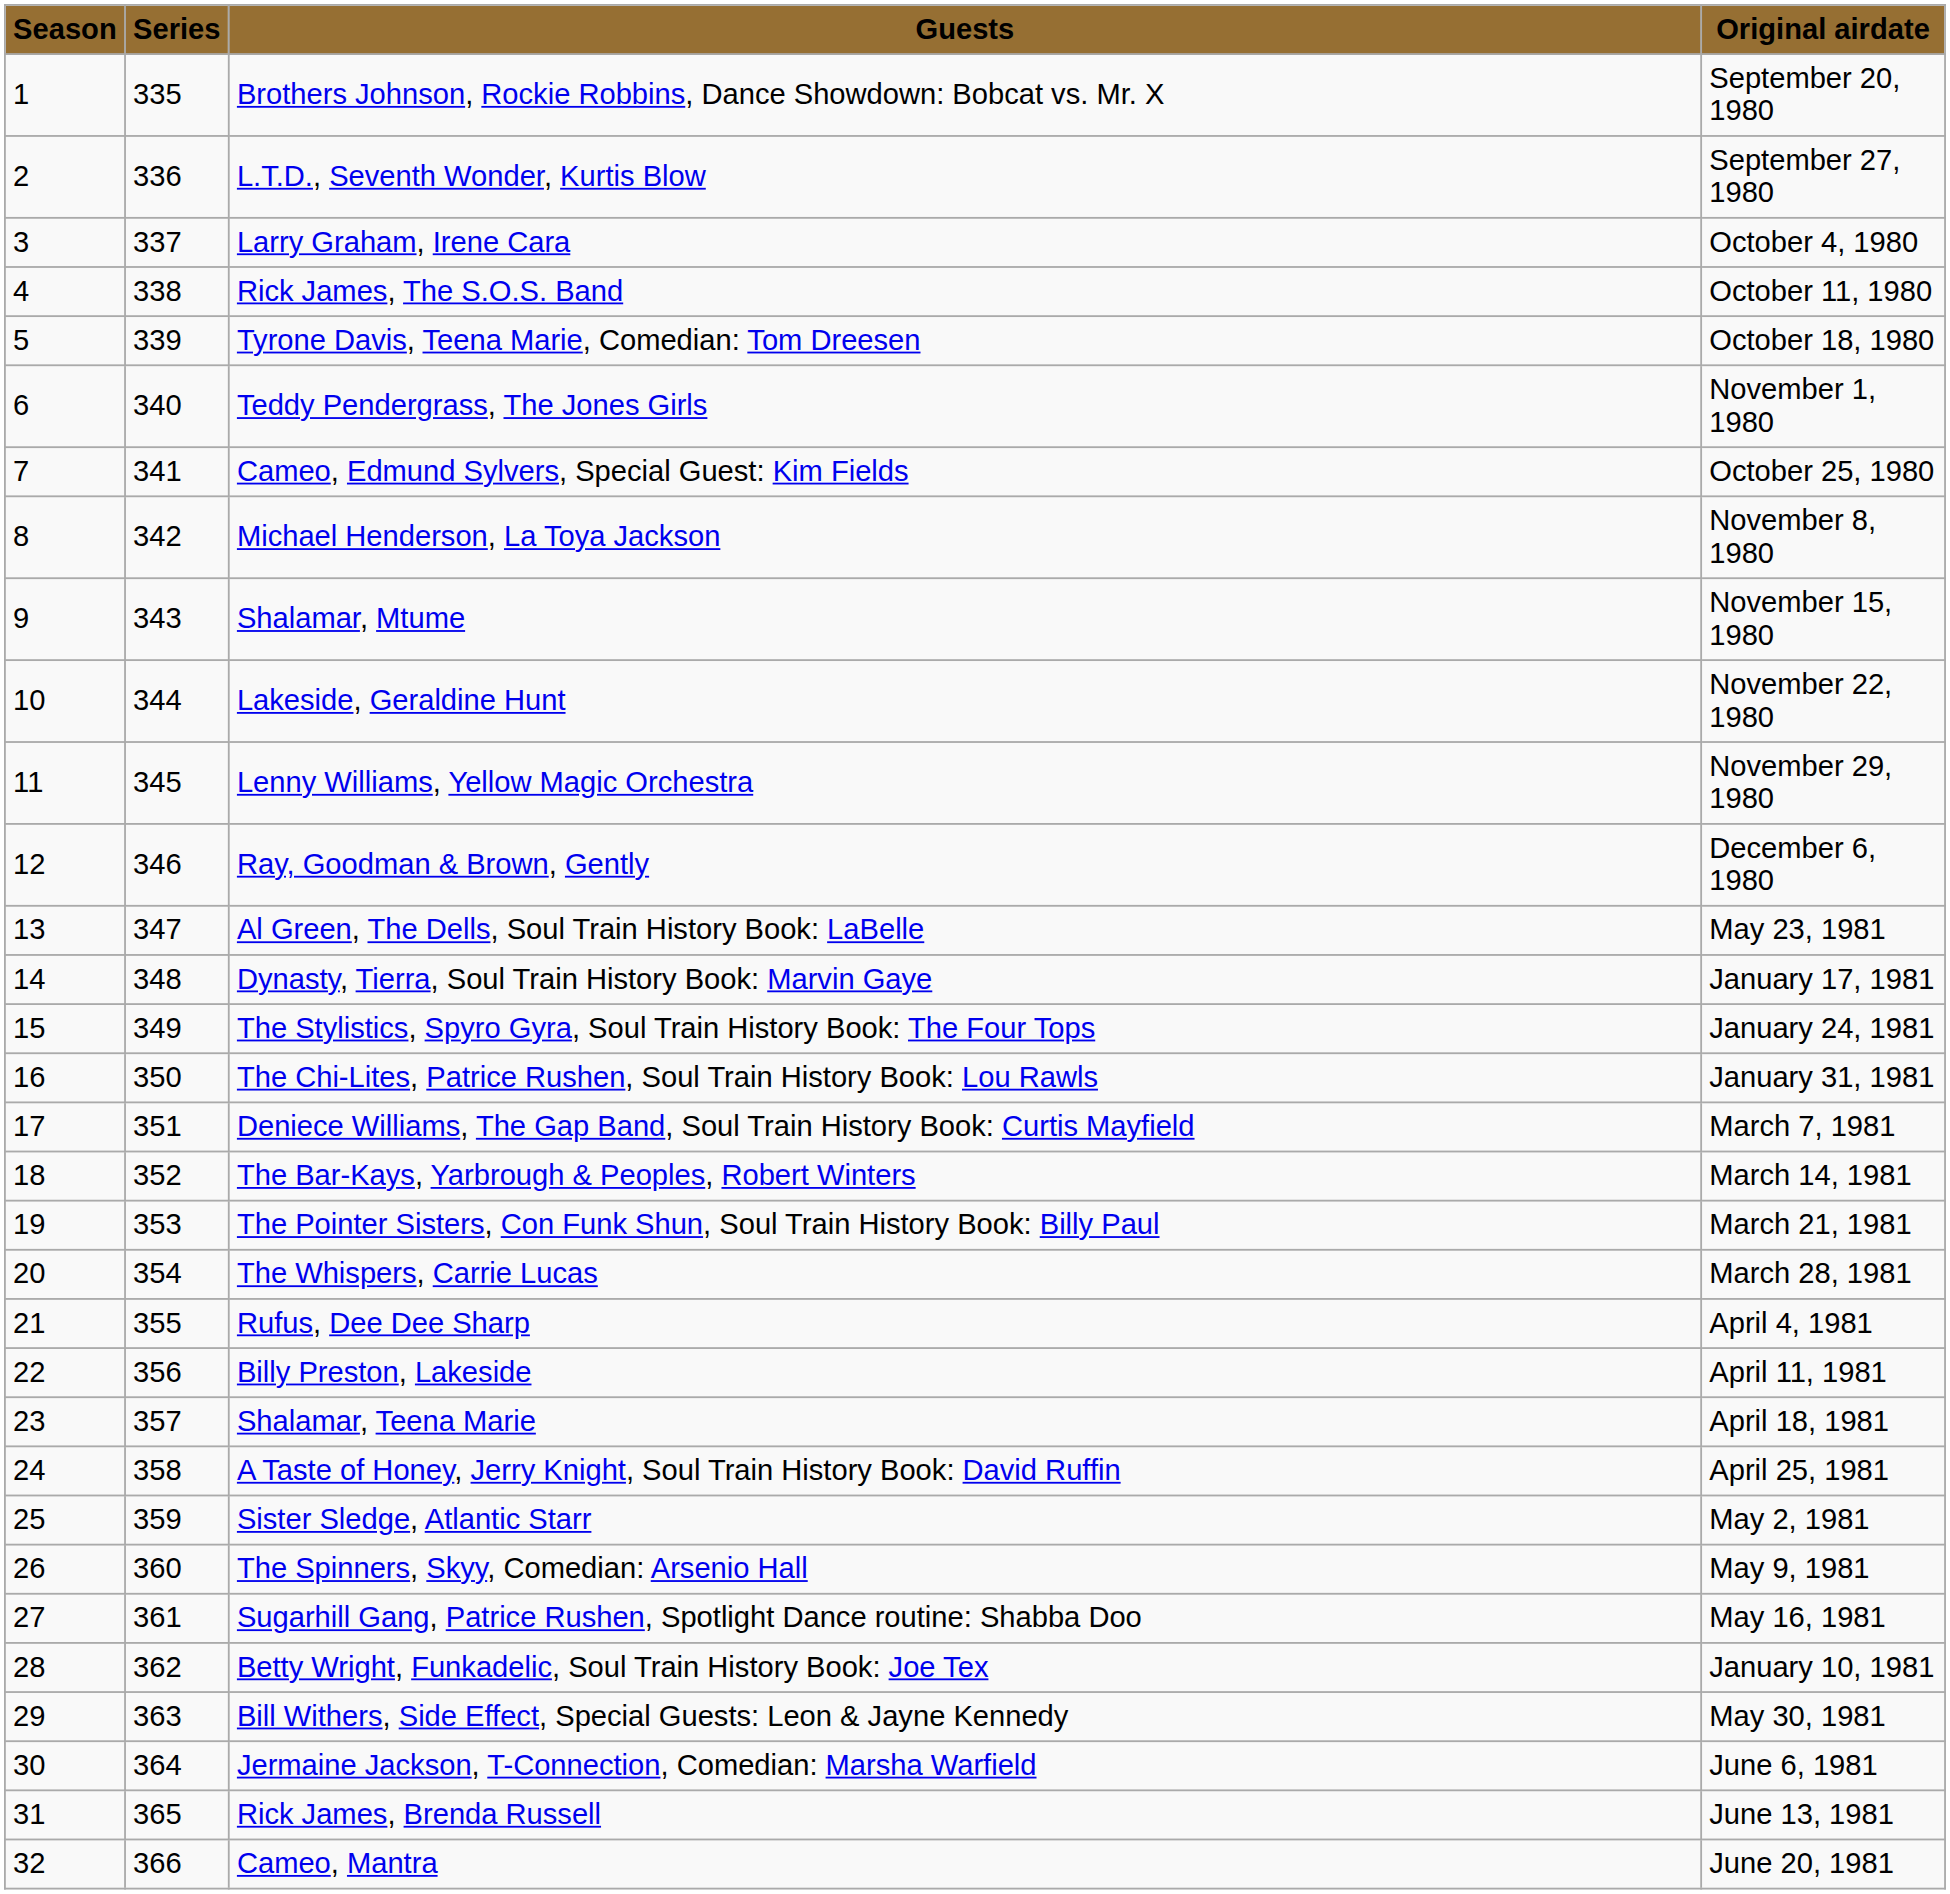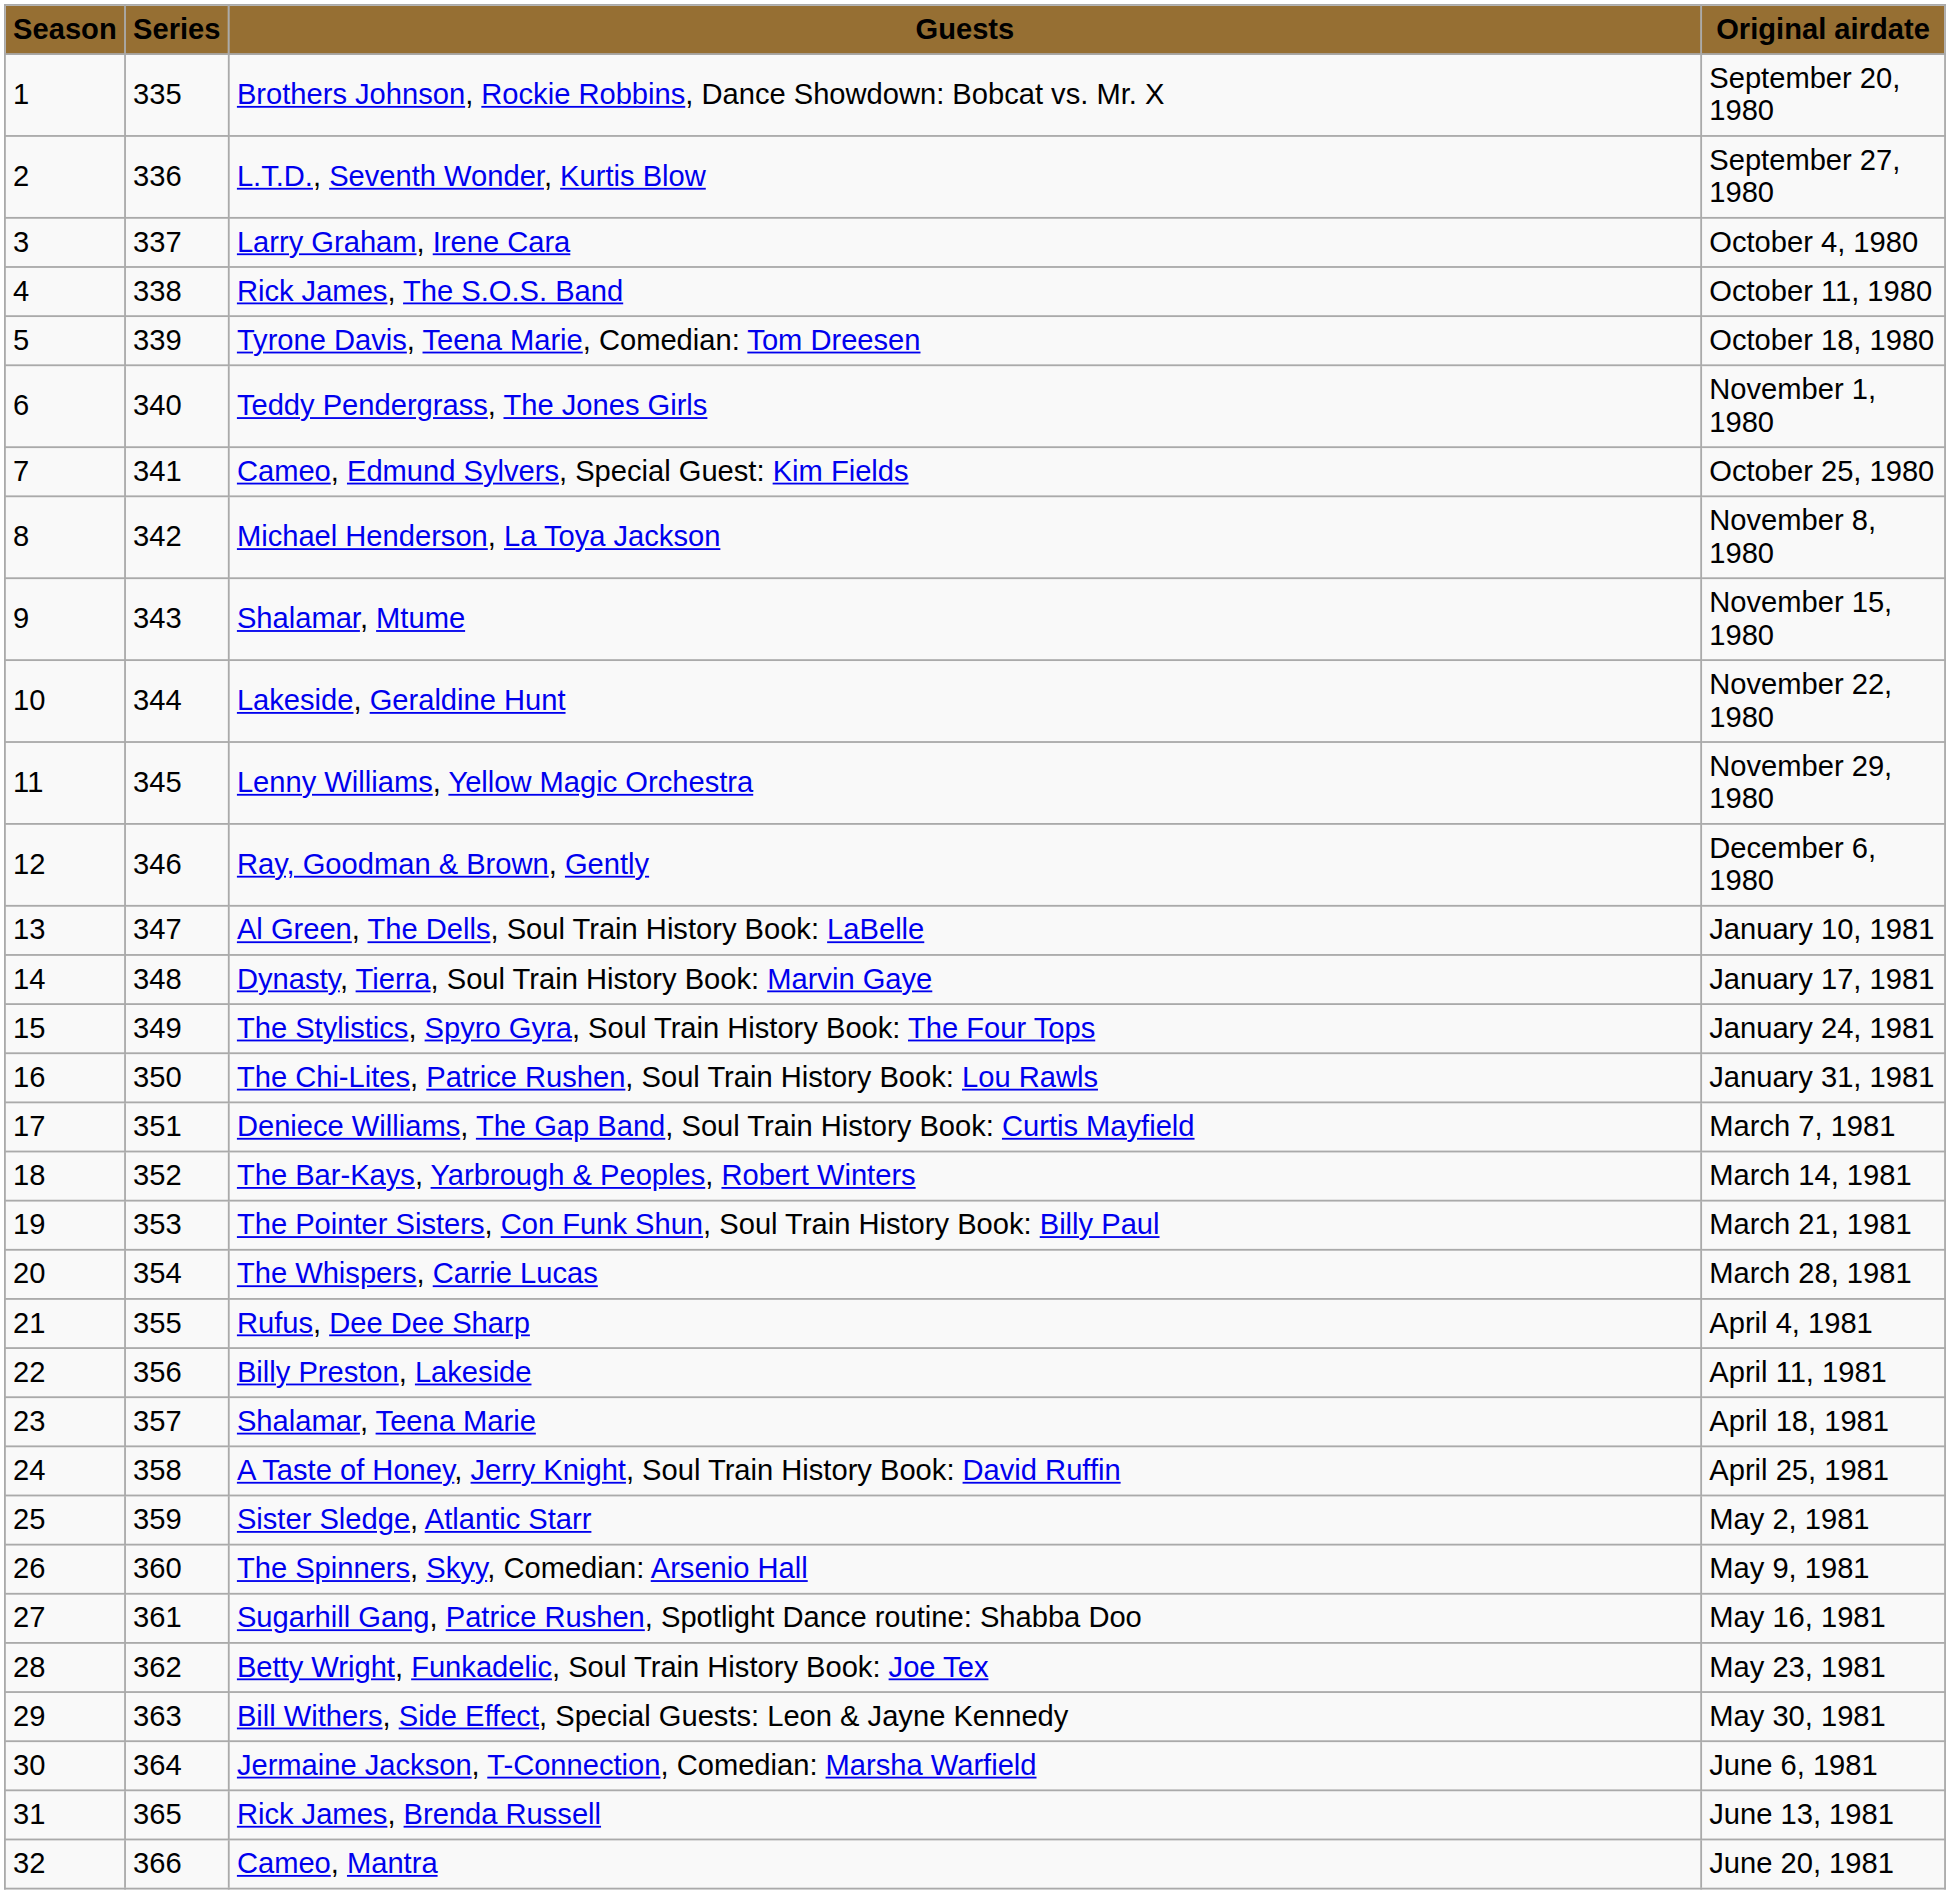(1798, 929) May 23, 1981 -> (1822, 929) January 10, 1981
(1822, 1667) January 10, 1981 -> (1798, 1667) May 23, 1981
